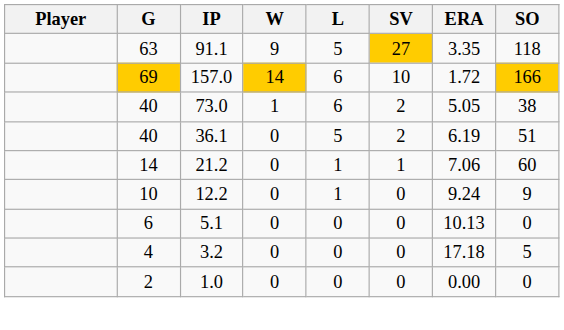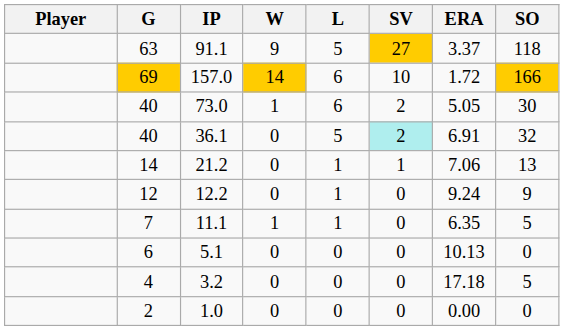(464, 48) 3.35 -> (464, 48) 3.37
(527, 106) 38 -> (527, 106) 30
(401, 135) no background -> (401, 135) paleturquoise background
(464, 135) 6.19 -> (464, 135) 6.91
(527, 135) 51 -> (527, 135) 32
(527, 164) 60 -> (527, 164) 13
(148, 194) 10 -> (148, 194) 12
+ row: (212, 223)
